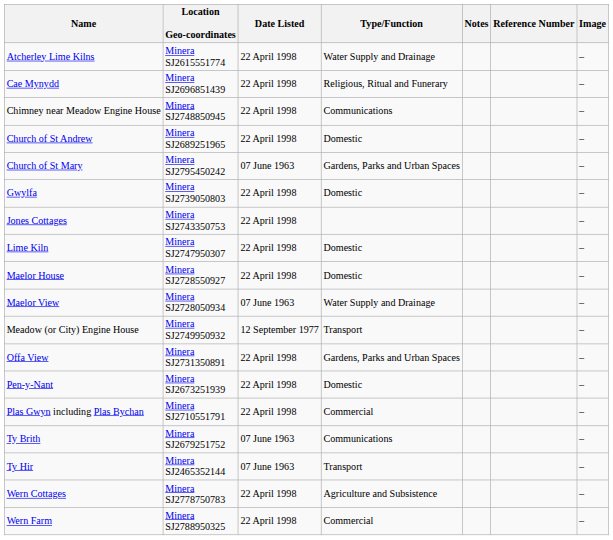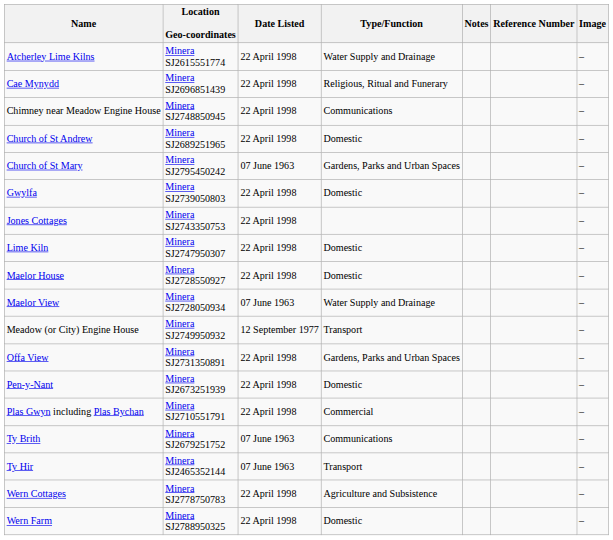(348, 521) Commercial -> (343, 521) Domestic
